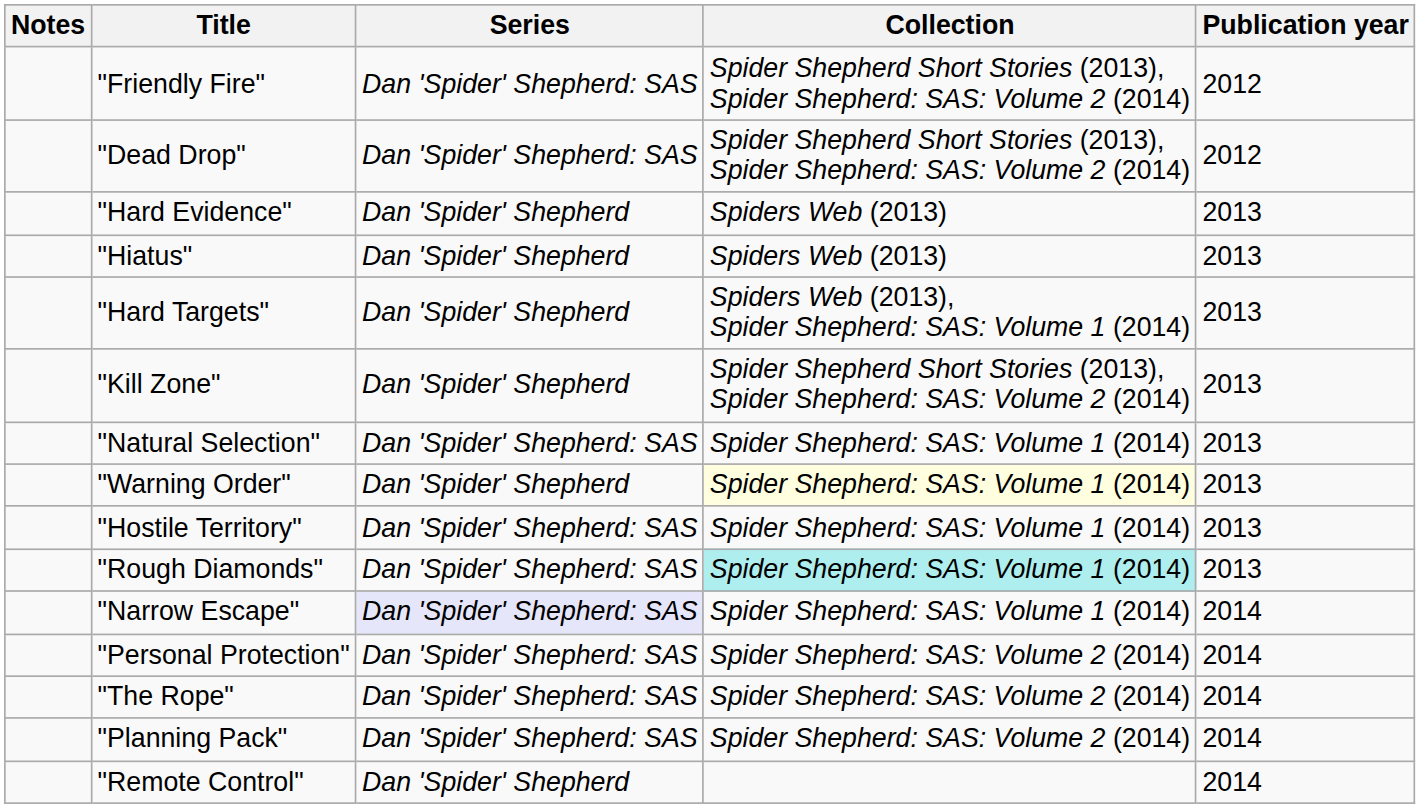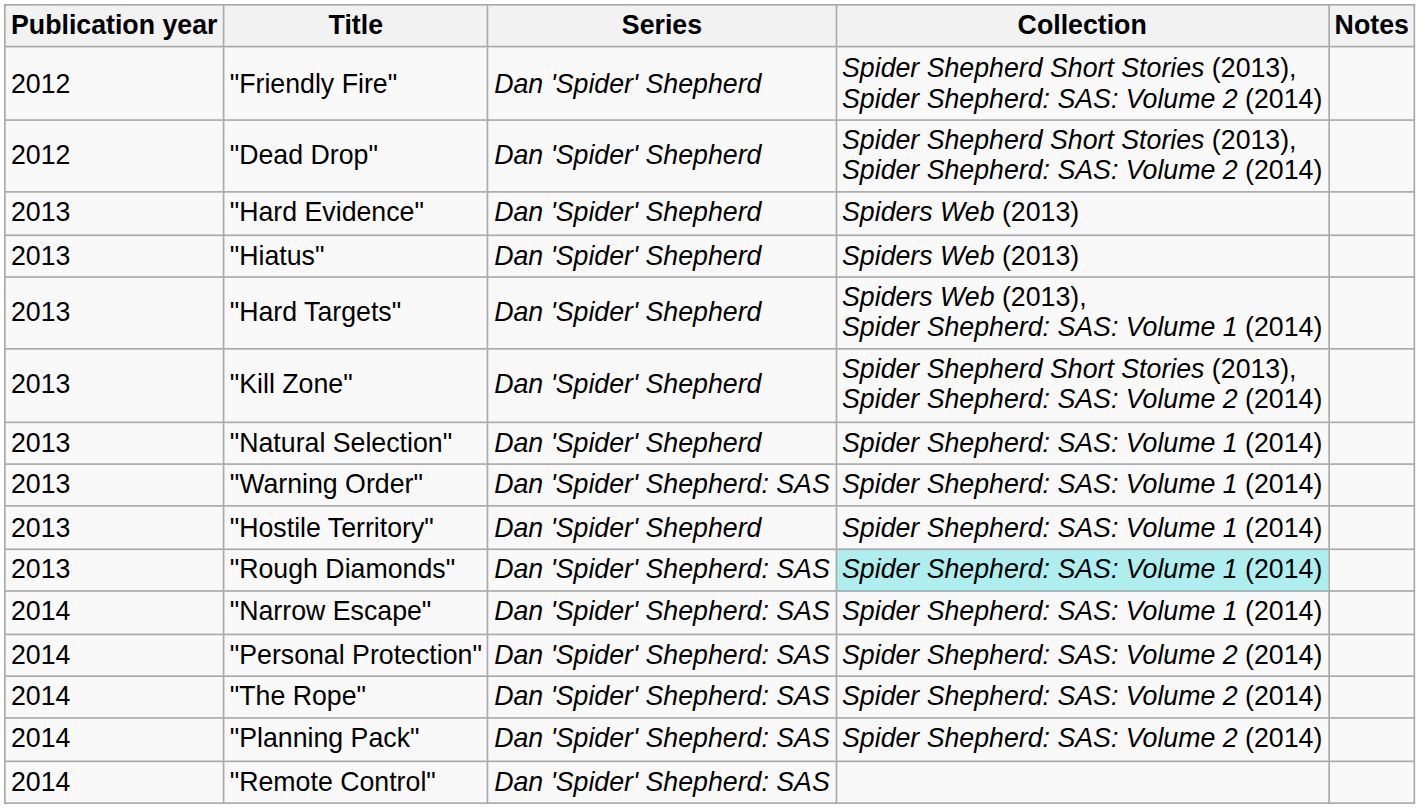columns swapped: (1306, 25) <-> (48, 25)
(530, 83) Dan 'Spider' Shepherd: SAS -> (628, 83) Dan 'Spider' Shepherd
(530, 155) Dan 'Spider' Shepherd: SAS -> (628, 155) Dan 'Spider' Shepherd
(530, 442) Dan 'Spider' Shepherd: SAS -> (628, 442) Dan 'Spider' Shepherd
(496, 484) Dan 'Spider' Shepherd -> (662, 484) Dan 'Spider' Shepherd: SAS
(950, 484) lightyellow background -> (1082, 484) no background
(530, 527) Dan 'Spider' Shepherd: SAS -> (628, 527) Dan 'Spider' Shepherd
(530, 612) lavender background -> (662, 612) no background
(496, 781) Dan 'Spider' Shepherd -> (662, 781) Dan 'Spider' Shepherd: SAS
